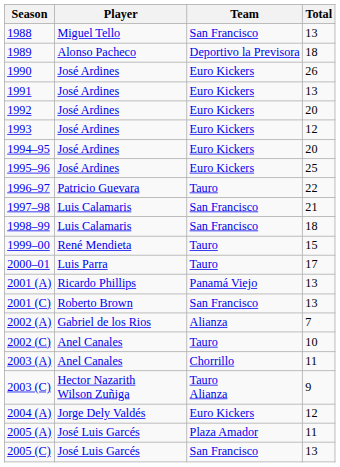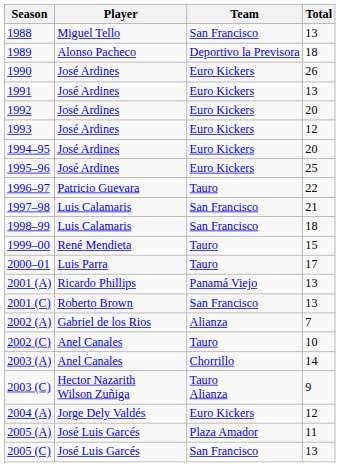(311, 361) 11 -> (311, 361) 14
